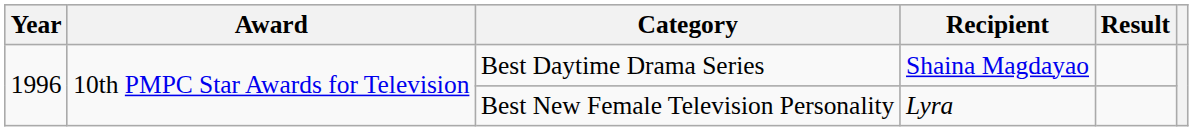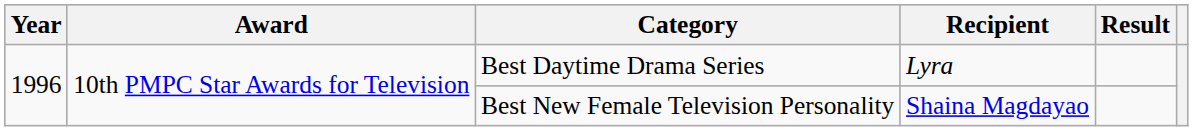(998, 65) Shaina Magdayao -> (930, 65) Lyra
(930, 105) Lyra -> (998, 105) Shaina Magdayao
